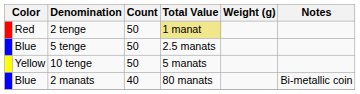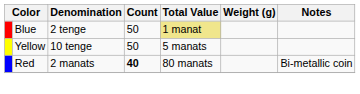(25, 30) Red -> (25, 30) Blue
- row: (68, 47)
(25, 81) Blue -> (25, 64) Red
(133, 81) normal -> (133, 64) bold
